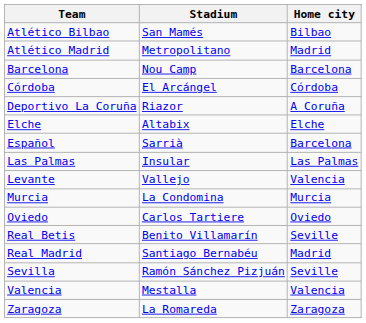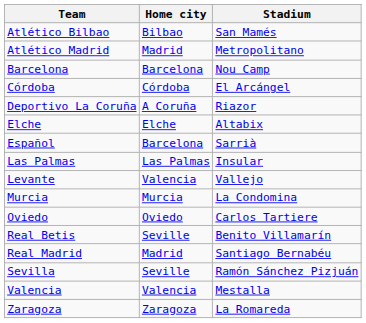columns swapped: (324, 14) <-> (213, 14)
